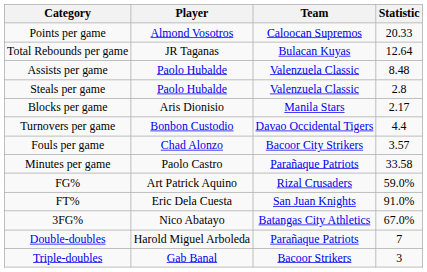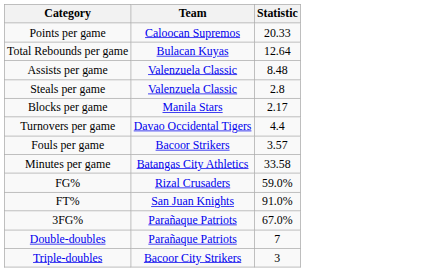- column: (192, 13)
(314, 145) Bacoor City Strikers -> (193, 145) Bacoor Strikers
(314, 164) Parañaque Patriots -> (193, 164) Batangas City Athletics
(314, 220) Batangas City Athletics -> (193, 220) Parañaque Patriots
(314, 257) Bacoor Strikers -> (193, 257) Bacoor City Strikers
